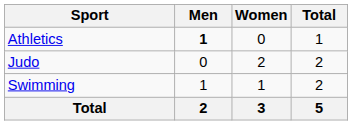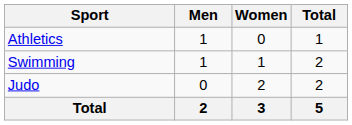(203, 39) bold -> (203, 39) normal
rows swapped: (24, 62) <-> (41, 85)
